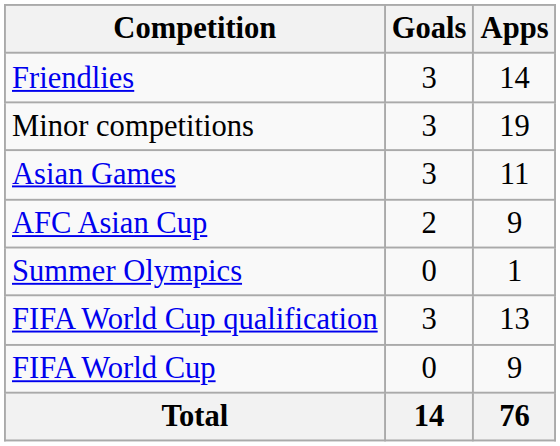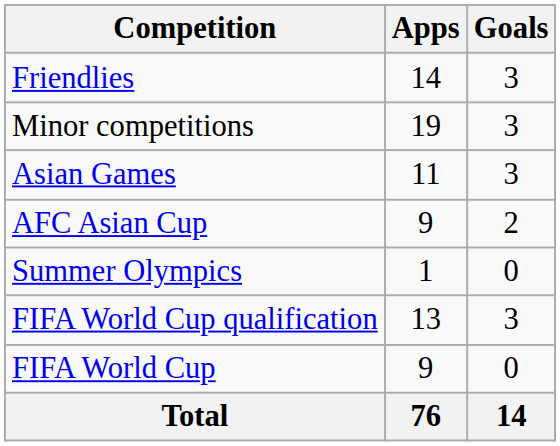columns swapped: (515, 28) <-> (429, 28)
